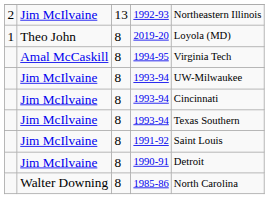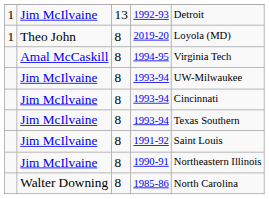(11, 15) 2 -> (11, 15) 1
(218, 15) Northeastern Illinois -> (189, 15) Detroit
(189, 162) Detroit -> (218, 162) Northeastern Illinois
